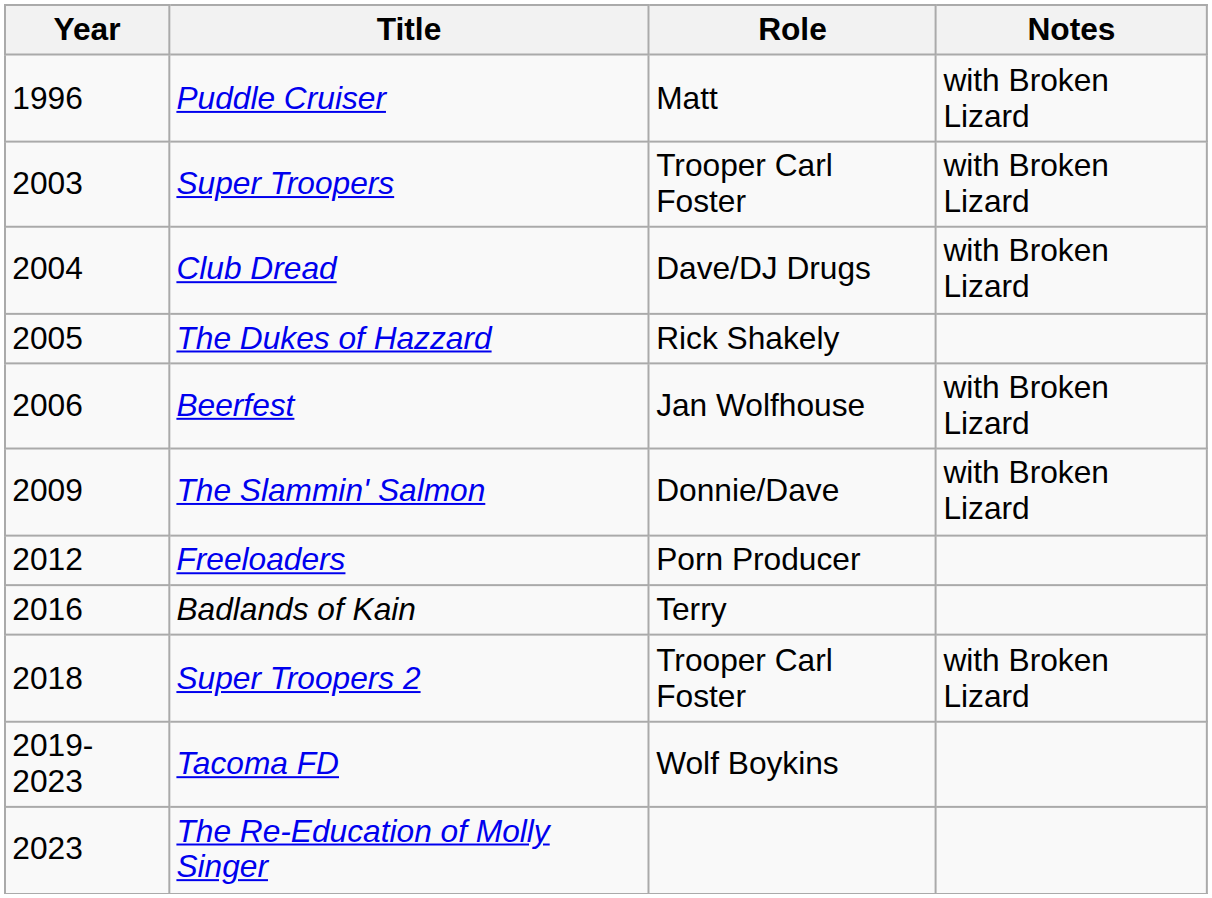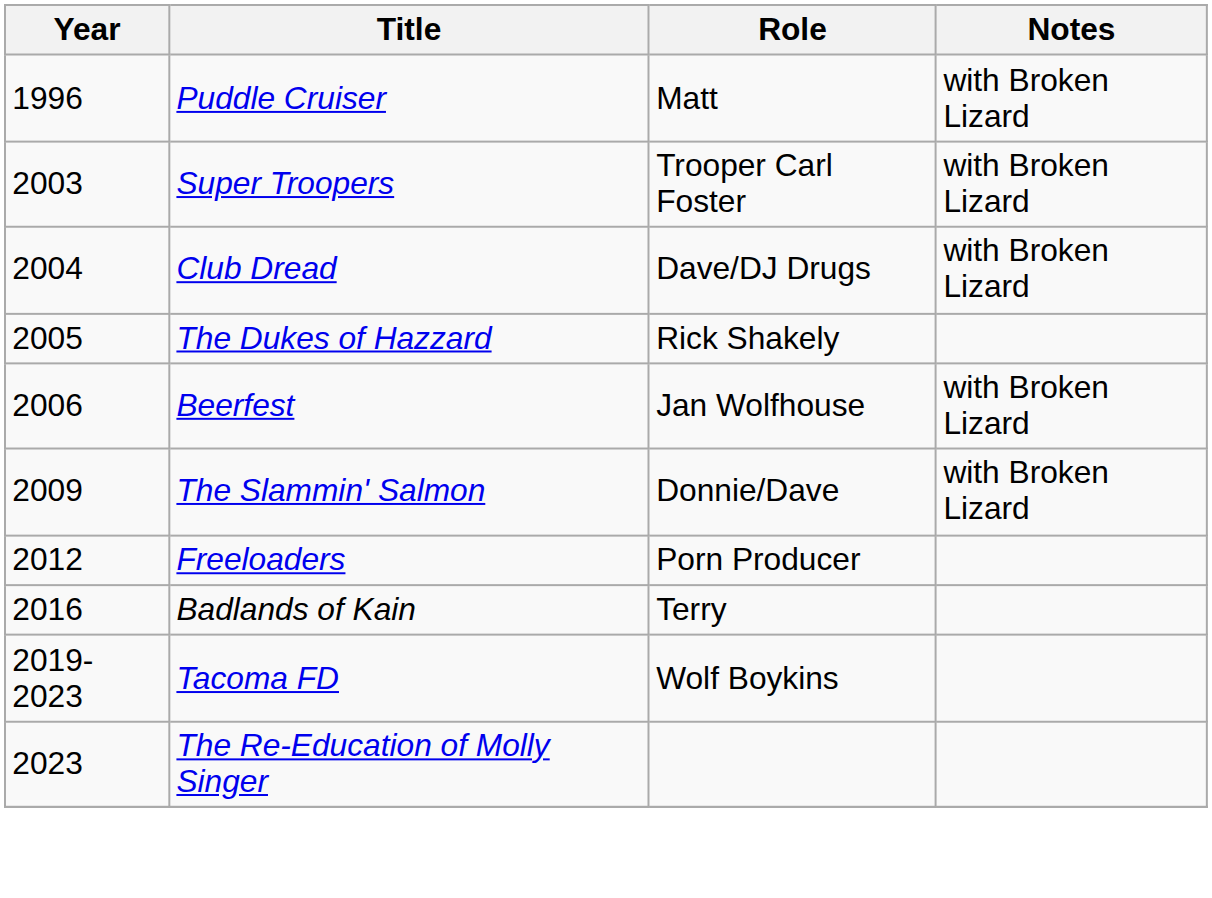- row: (299, 677)
